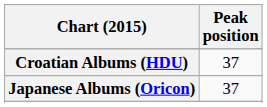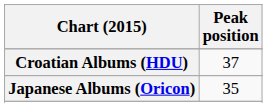(231, 88) 37 -> (231, 88) 35
